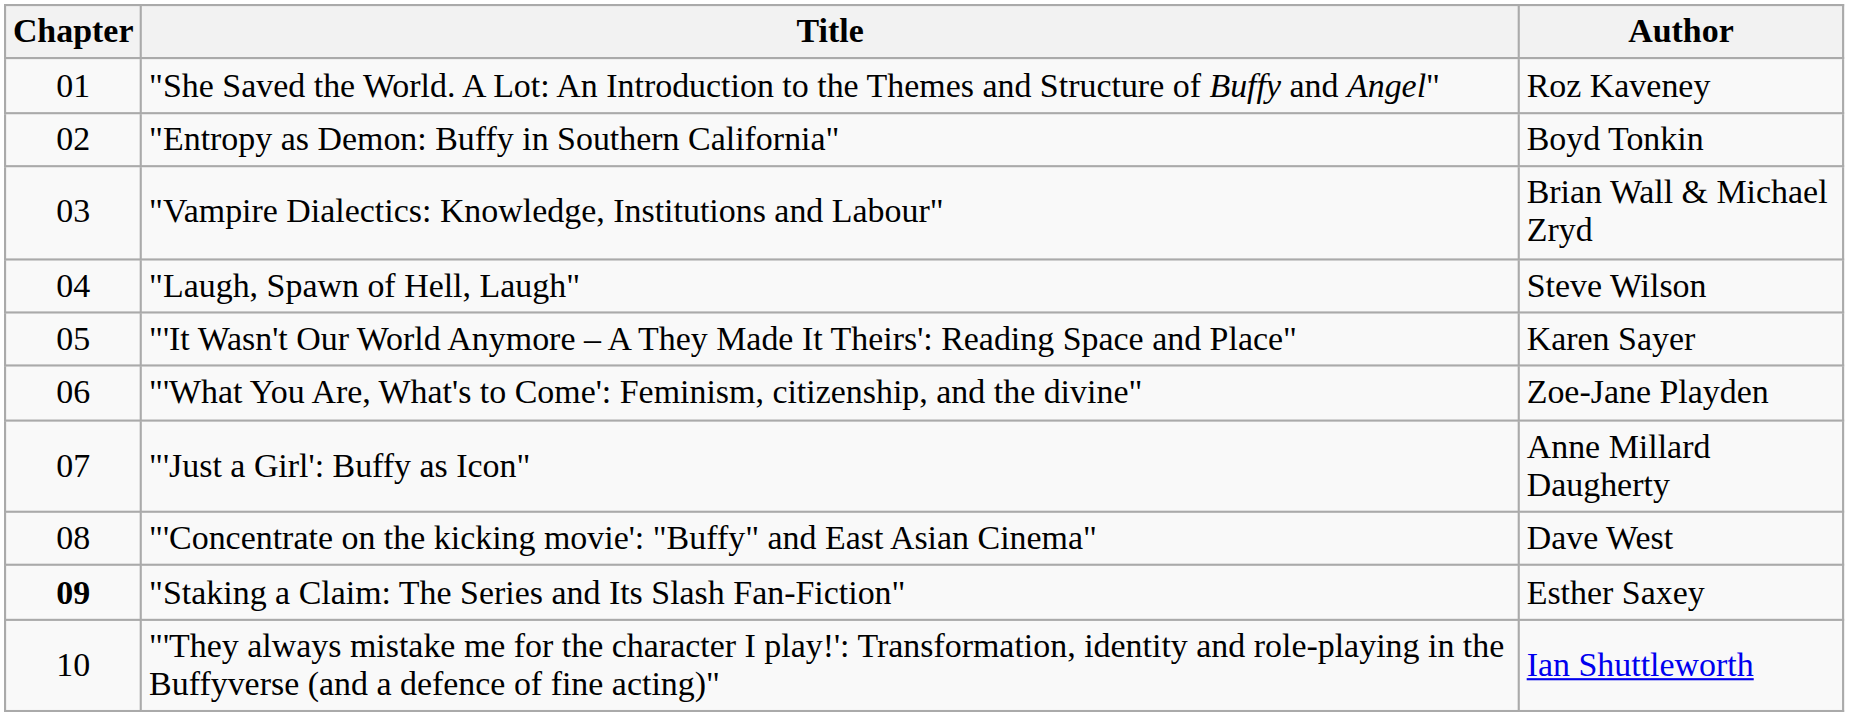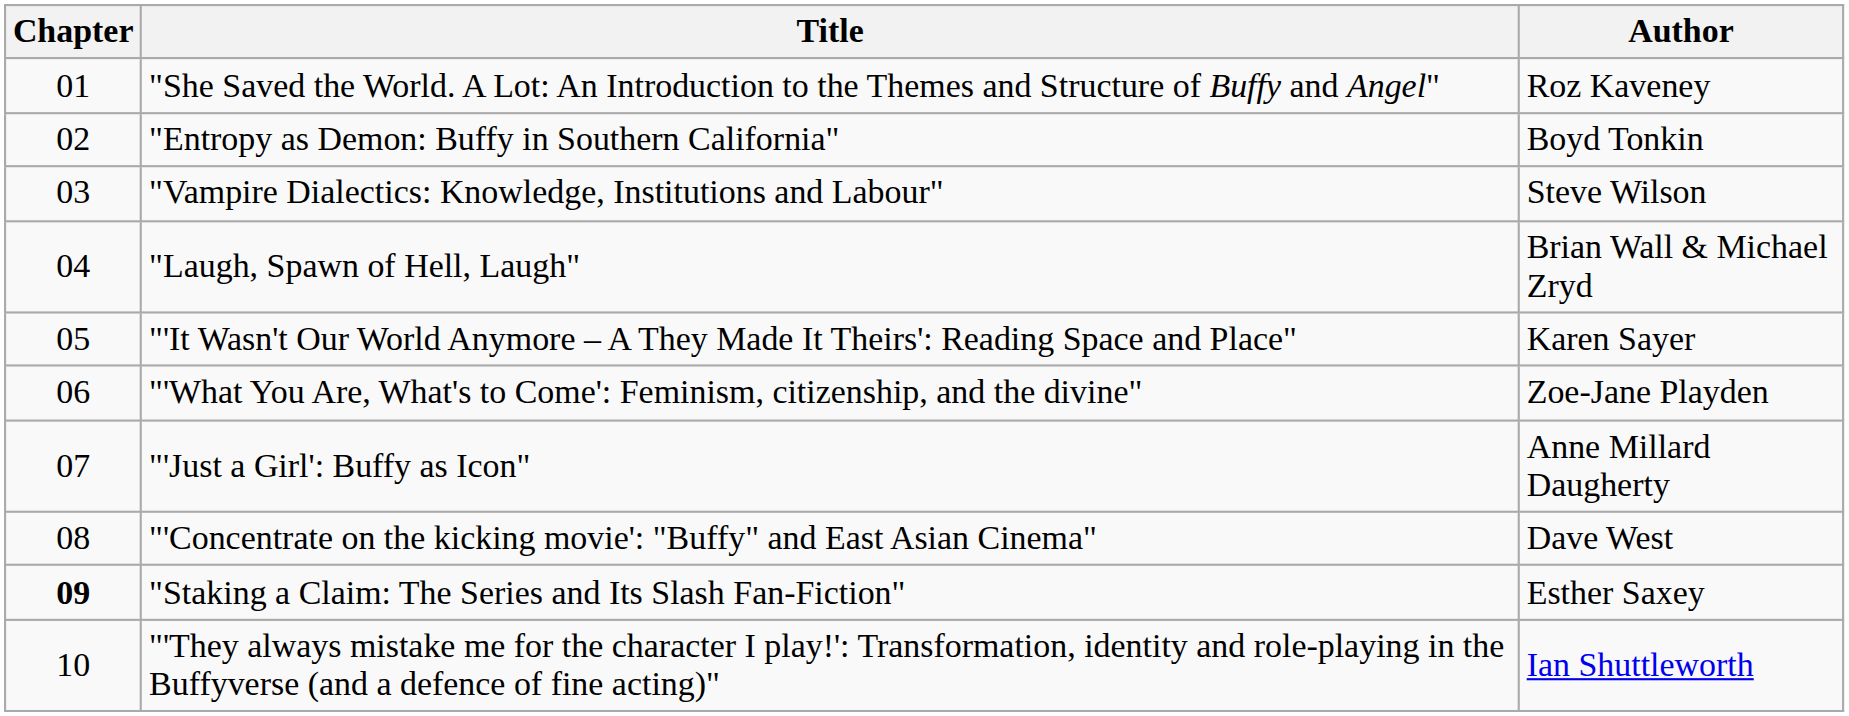(1677, 211) Brian Wall & Michael Zryd -> (1617, 192) Steve Wilson
(1617, 284) Steve Wilson -> (1677, 265) Brian Wall & Michael Zryd
